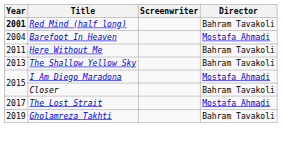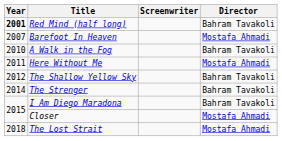(16, 37) 2004 -> (16, 37) 2007
+ row: (71, 50)
(239, 50) Bahram Tavakoli -> (236, 63) Mostafa Ahmadi
(16, 63) 2013 -> (16, 77) 2012
+ row: (59, 90)
(236, 77) Mostafa Ahmadi -> (239, 103) Bahram Tavakoli
(239, 90) Bahram Tavakoli -> (236, 116) Mostafa Ahmadi
(16, 103) 2017 -> (16, 129) 2018
- row: (71, 116)
